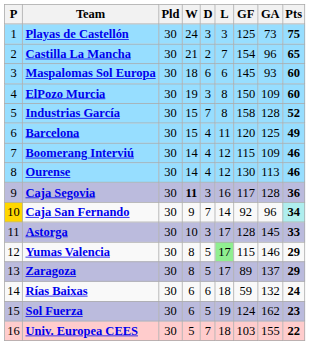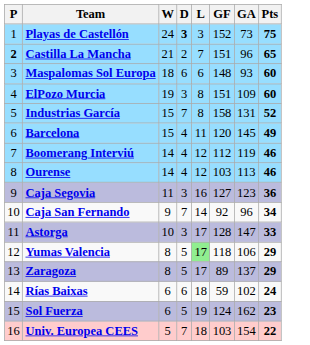- column: (170, 14)
(208, 34) normal -> (184, 34) bold
(246, 34) 125 -> (222, 34) 152
(14, 53) normal -> (14, 53) bold
(246, 53) 154 -> (222, 53) 151
(246, 73) 145 -> (222, 73) 148
(246, 93) 150 -> (222, 93) 151
(270, 113) 128 -> (246, 113) 131
(270, 133) 125 -> (246, 133) 145
(246, 152) 115 -> (222, 152) 112
(270, 152) 109 -> (246, 152) 119
(246, 172) 130 -> (222, 172) 103
(191, 192) bold -> (168, 192) normal
(246, 192) 117 -> (222, 192) 127
(270, 192) 128 -> (246, 192) 123
(14, 212) gold background -> (14, 212) no background
(294, 212) paleturquoise background -> (270, 212) no background
(270, 232) 145 -> (246, 232) 147
(246, 251) 115 -> (222, 251) 118
(270, 251) 146 -> (246, 251) 106
(270, 291) 132 -> (246, 291) 102
(270, 331) 155 -> (246, 331) 154
